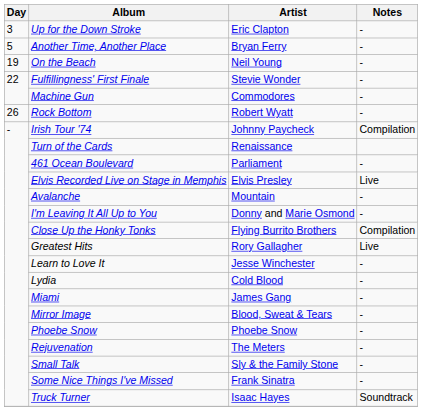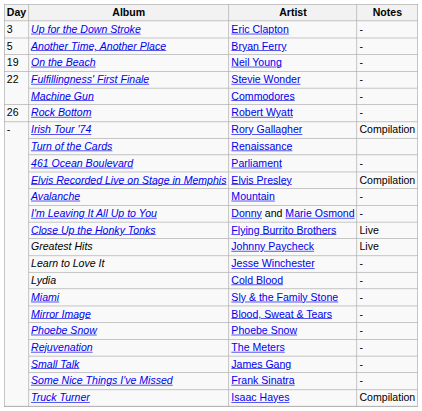(273, 130) Johnny Paycheck -> (267, 130) Rory Gallagher
(369, 180) Live -> (387, 180) Compilation
(387, 230) Compilation -> (369, 230) Live
(267, 247) Rory Gallagher -> (273, 247) Johnny Paycheck
(261, 297) James Gang -> (285, 297) Sly & the Family Stone
(285, 364) Sly & the Family Stone -> (261, 364) James Gang
(386, 398) Soundtrack -> (387, 398) Compilation
